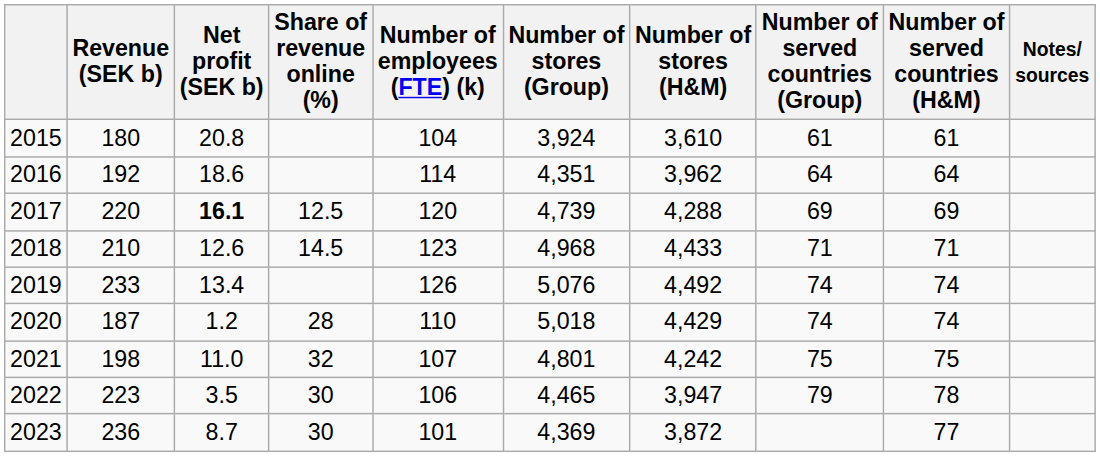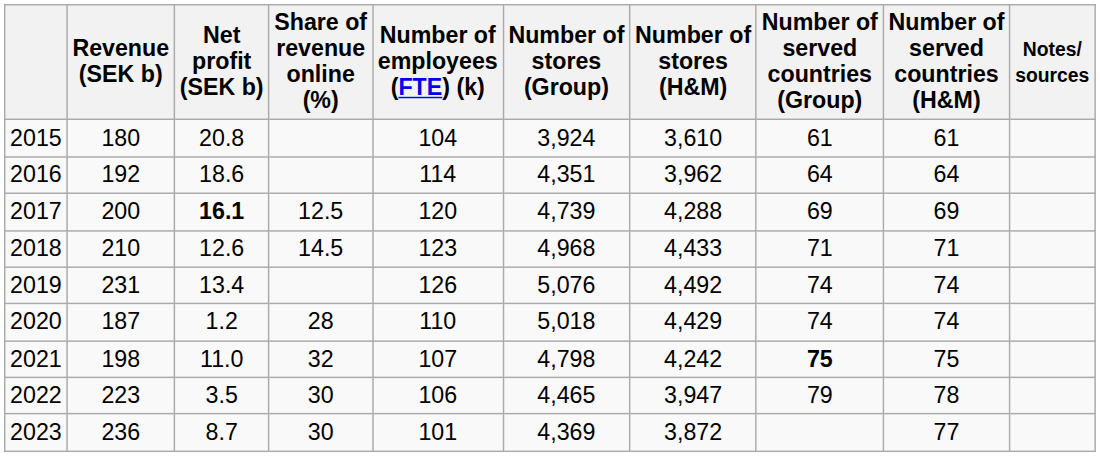(121, 211) 220 -> (121, 211) 200
(121, 285) 233 -> (121, 285) 231
(566, 358) 4,801 -> (566, 358) 4,798
(820, 358) normal -> (820, 358) bold
